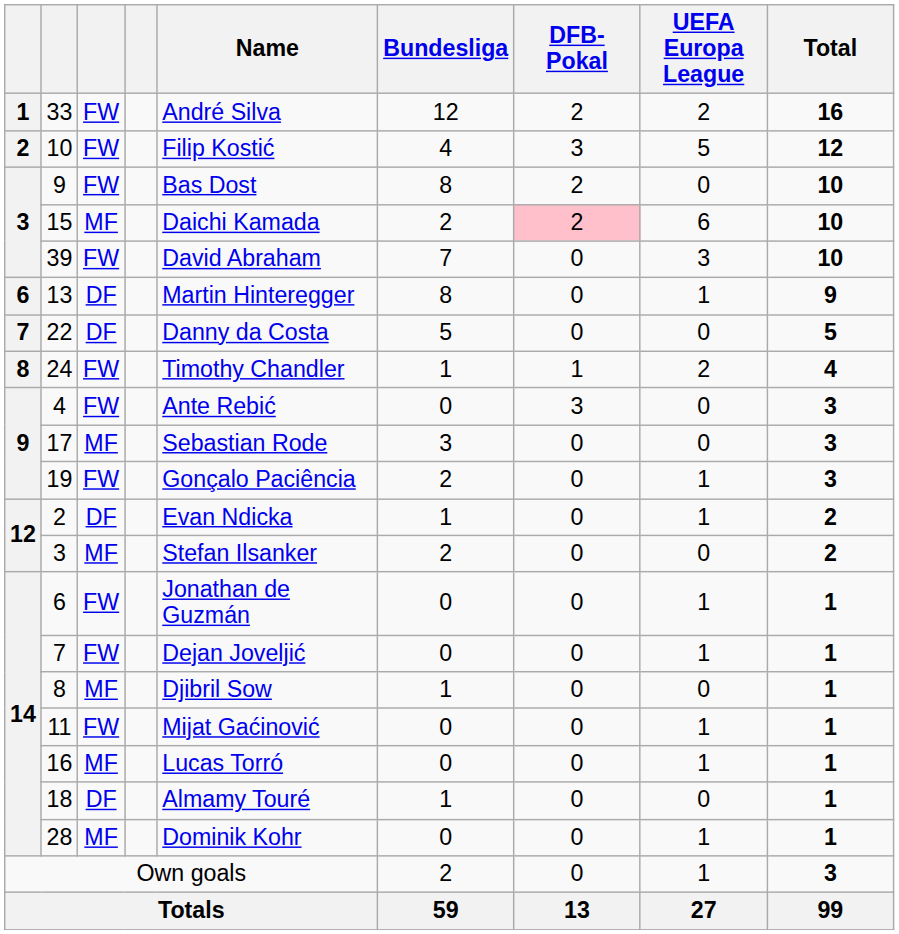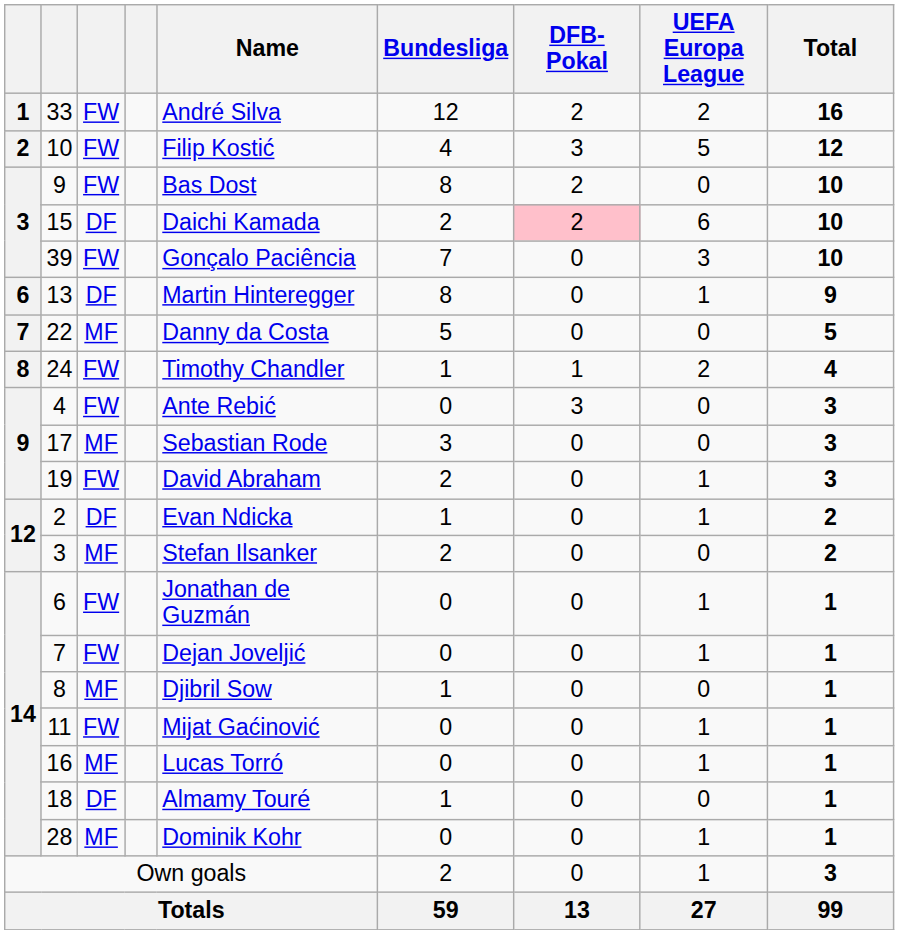(101, 222) MF -> (101, 222) DF
(242, 259) David Abraham -> (259, 259) Gonçalo Paciência
(101, 332) DF -> (101, 332) MF
(259, 479) Gonçalo Paciência -> (242, 479) David Abraham
